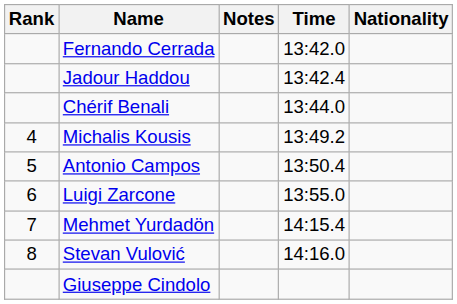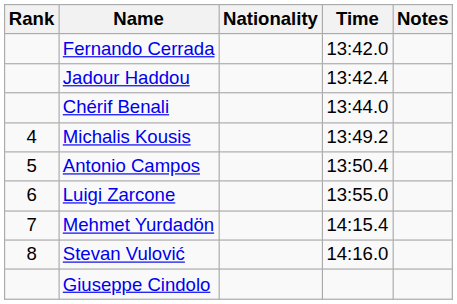columns swapped: (401, 19) <-> (249, 19)
